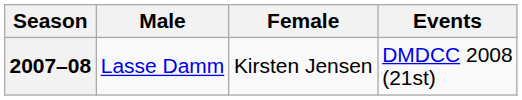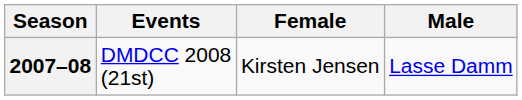columns swapped: (162, 21) <-> (447, 21)
